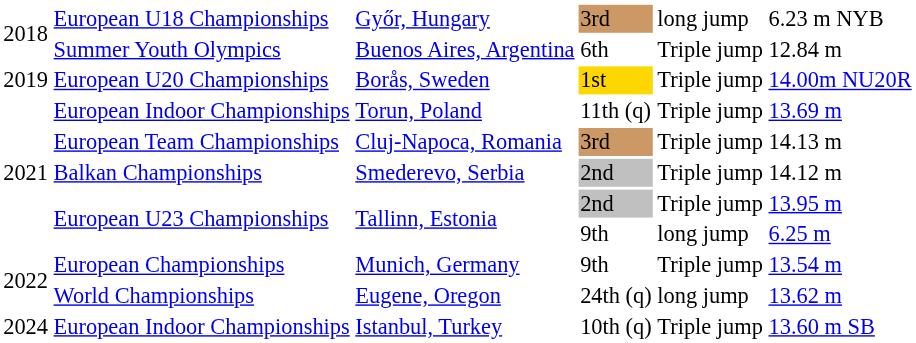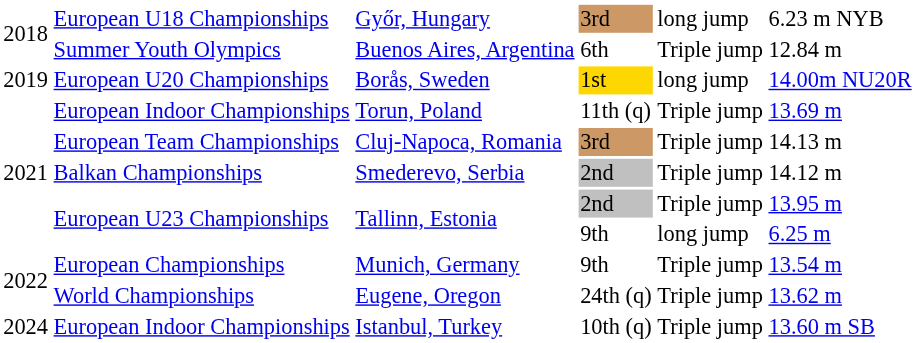(710, 80) Triple jump -> (703, 80) long jump
(703, 295) long jump -> (710, 295) Triple jump
